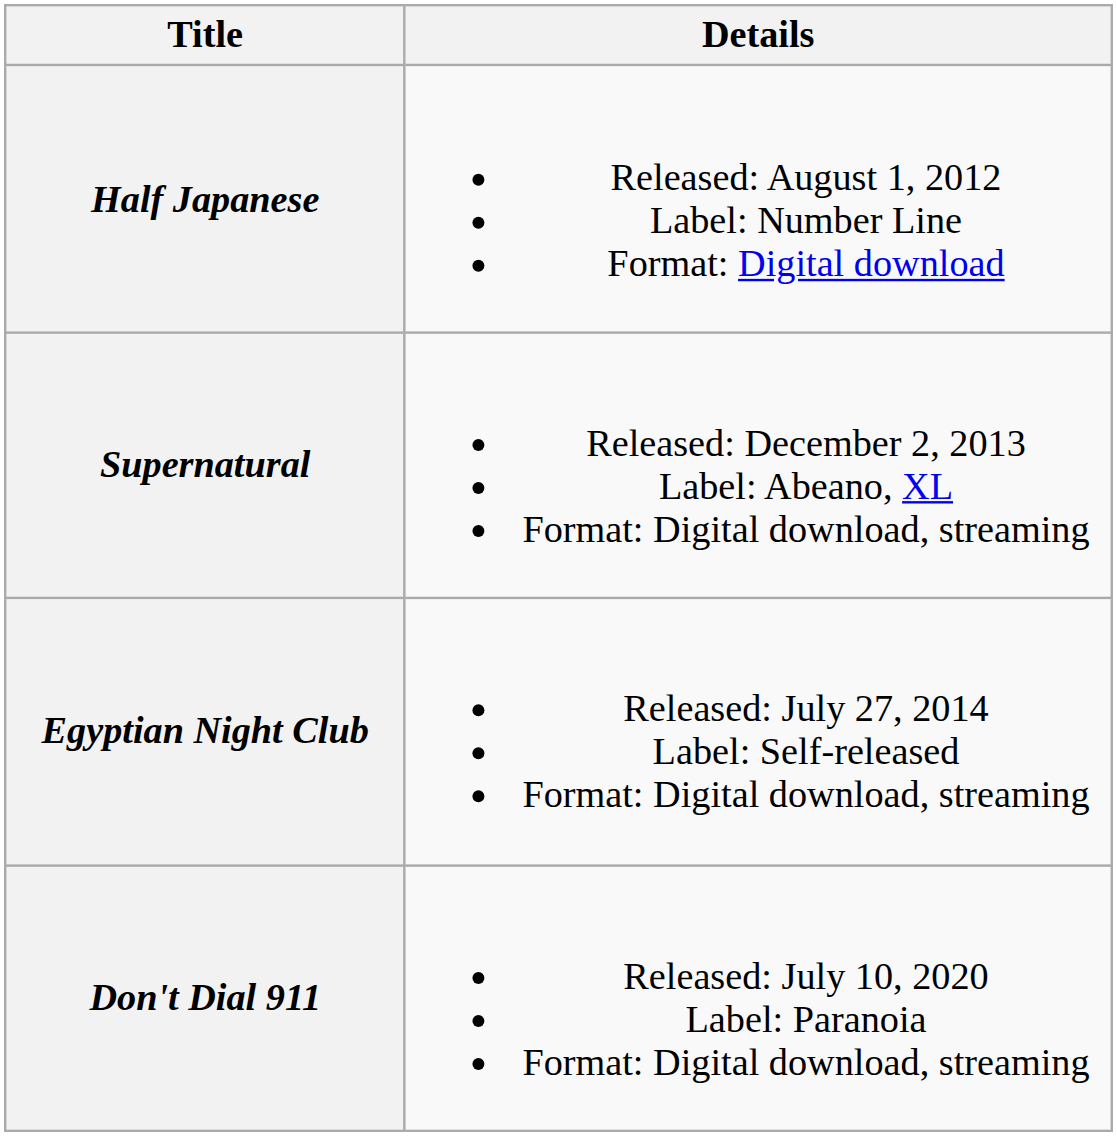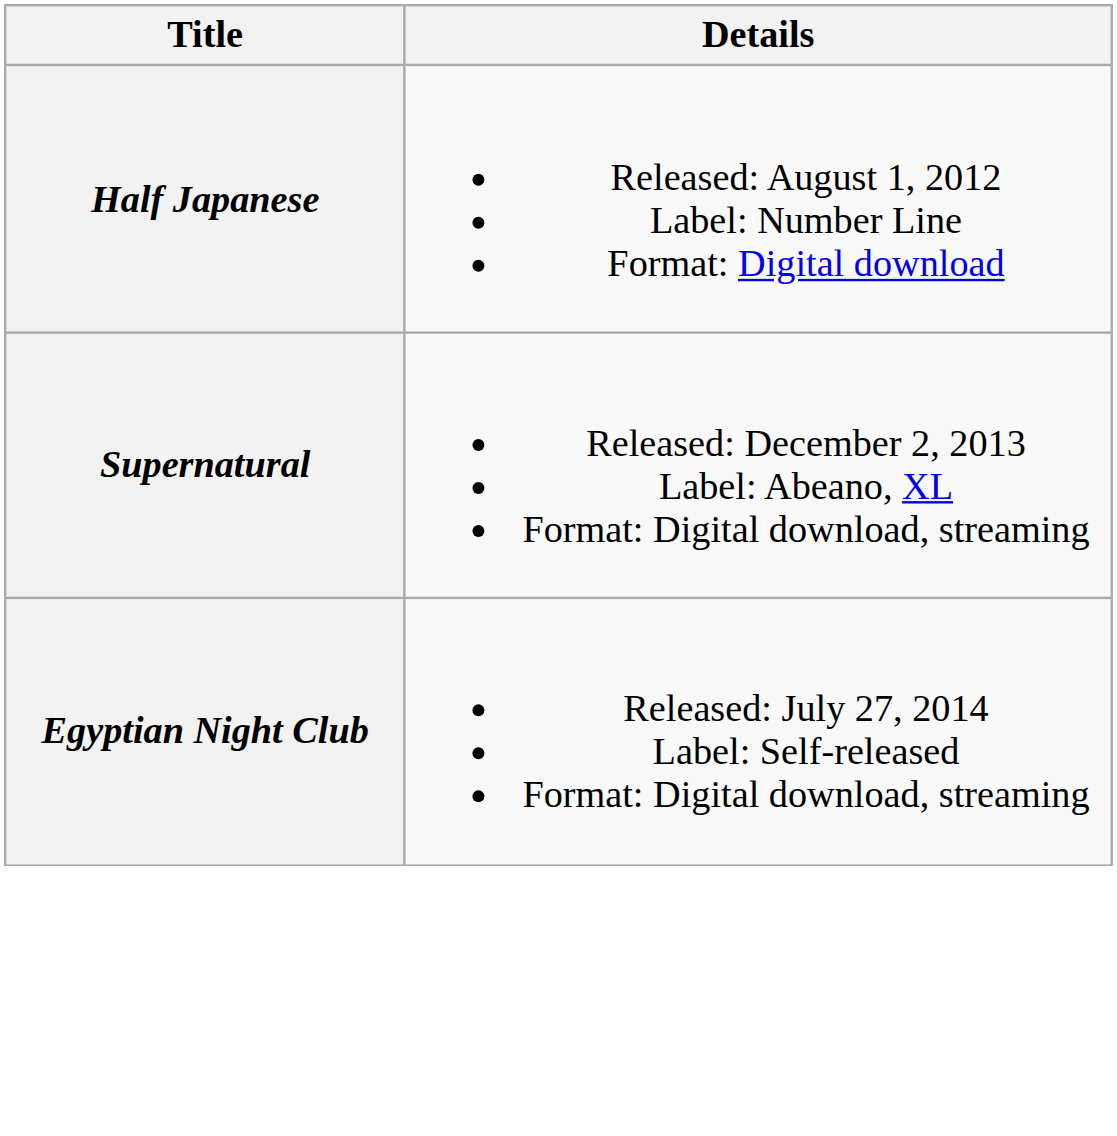- row: (205, 996)
